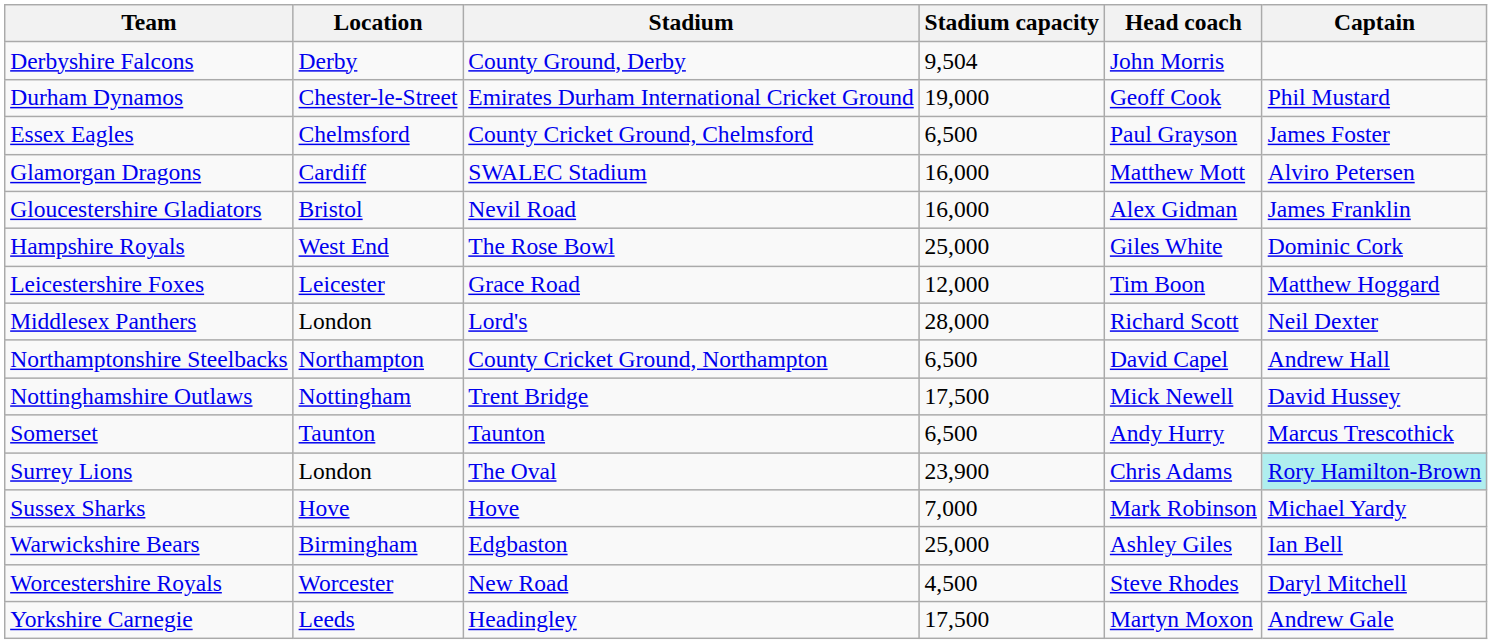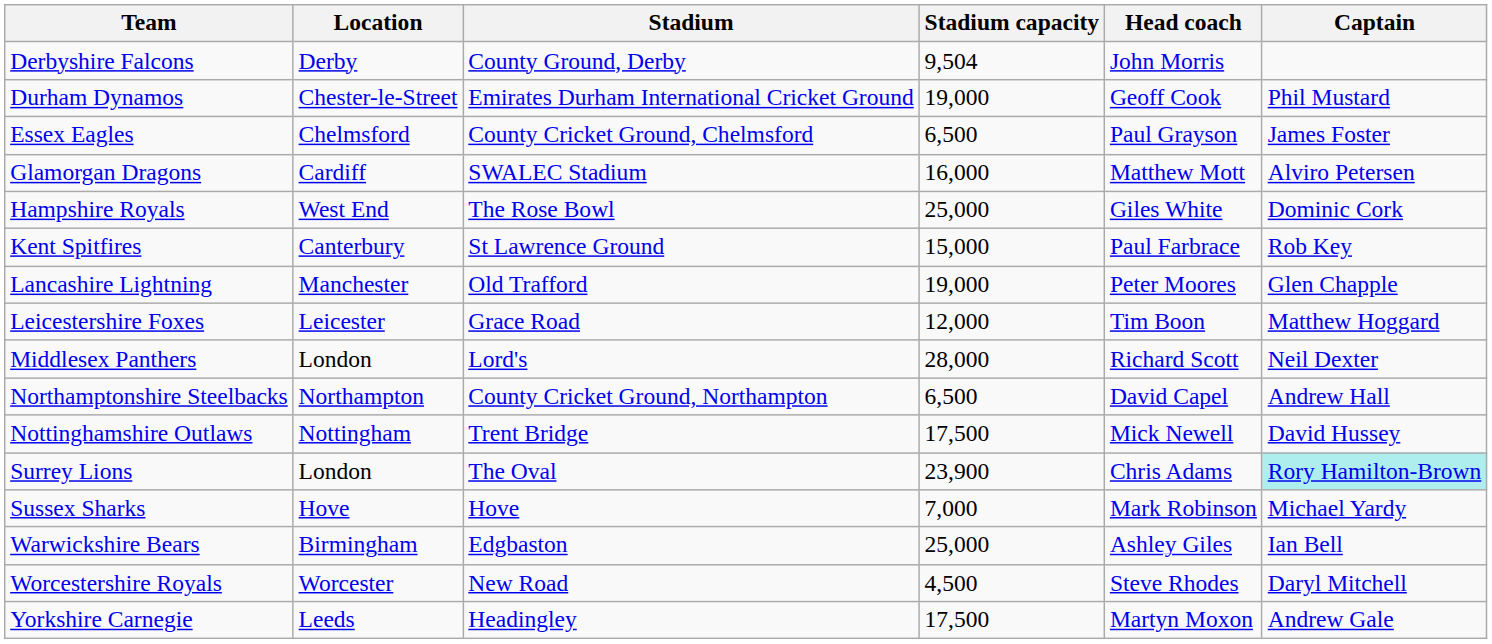- row: (136, 209)
+ row: (76, 246)
+ row: (111, 284)
- row: (54, 433)
